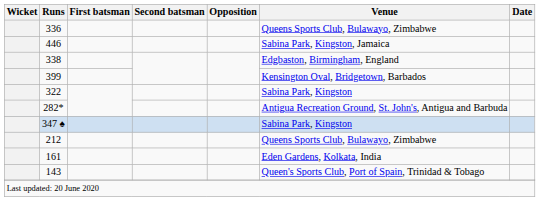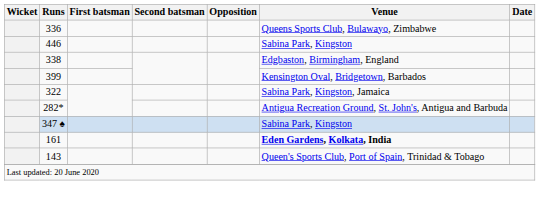(326, 44) Sabina Park, Kingston, Jamaica -> (307, 44) Sabina Park, Kingston
(307, 92) Sabina Park, Kingston -> (326, 92) Sabina Park, Kingston, Jamaica
- row: (53, 140)
(321, 156) normal -> (326, 140) bold
